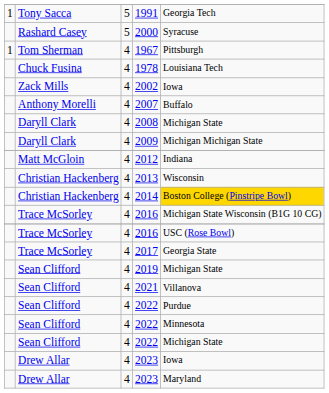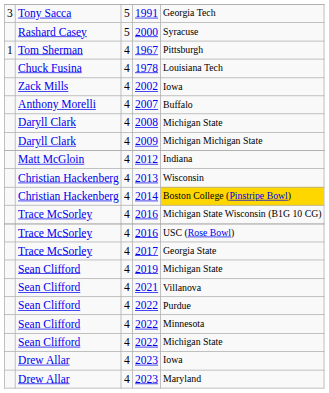(10, 13) 1 -> (10, 13) 3
